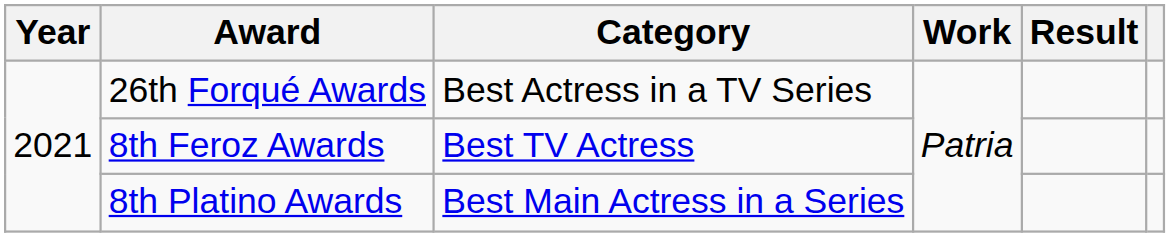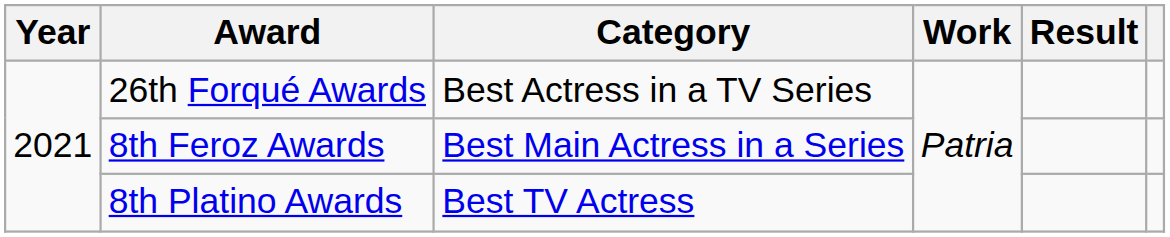(568, 145) Best TV Actress -> (673, 145) Best Main Actress in a Series
(673, 201) Best Main Actress in a Series -> (568, 201) Best TV Actress
